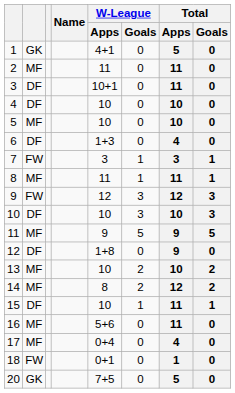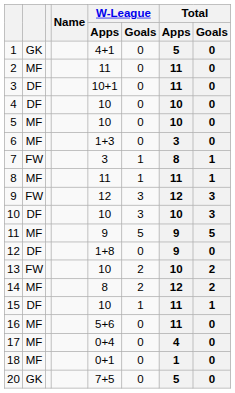(34, 141) DF -> (34, 141) MF
(176, 141) 4 -> (176, 141) 3
(176, 159) 3 -> (176, 159) 8
(34, 269) MF -> (34, 269) FW
(34, 360) FW -> (34, 360) MF
